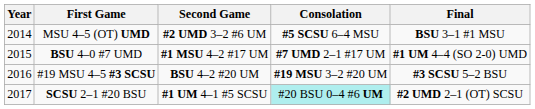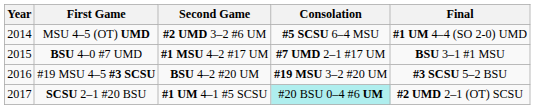(460, 34) BSU 3–1 #1 MSU -> (460, 34) #1 UM 4–4 (SO 2-0) UMD
(460, 54) #1 UM 4–4 (SO 2-0) UMD -> (460, 54) BSU 3–1 #1 MSU
